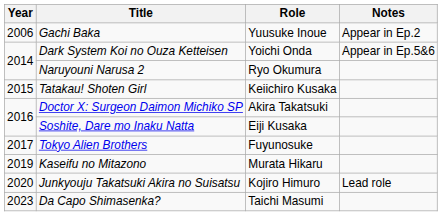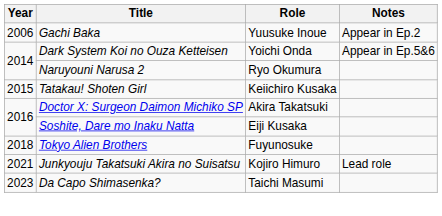(20, 145) 2017 -> (20, 145) 2018
- row: (93, 164)
(20, 182) 2020 -> (20, 164) 2021
